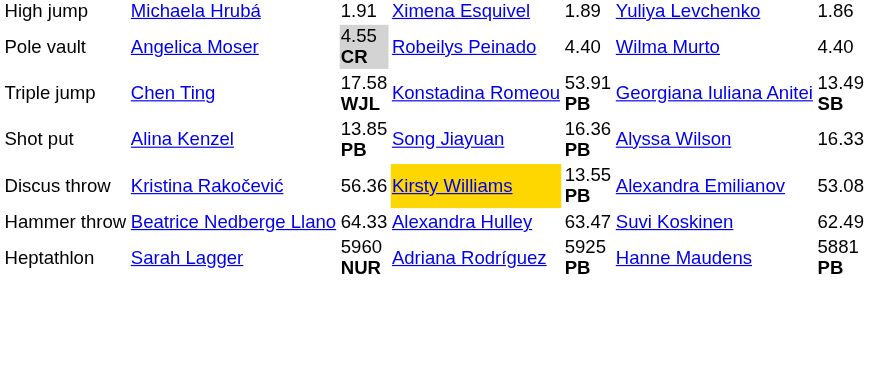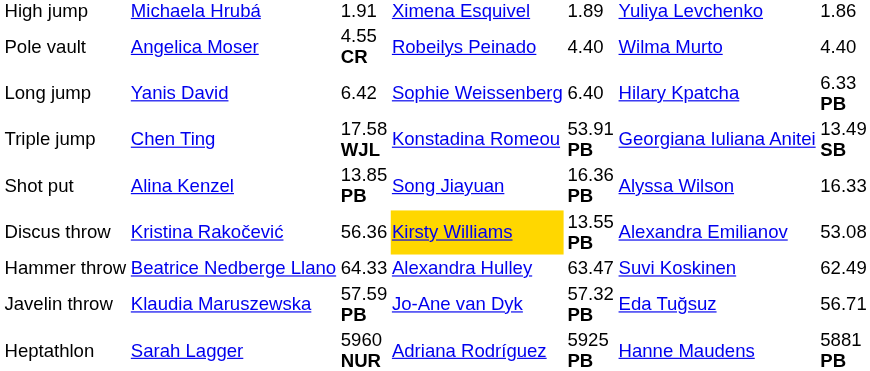(359, 46) lightgrey background -> (359, 46) no background
+ row: (48, 93)
+ row: (59, 304)
